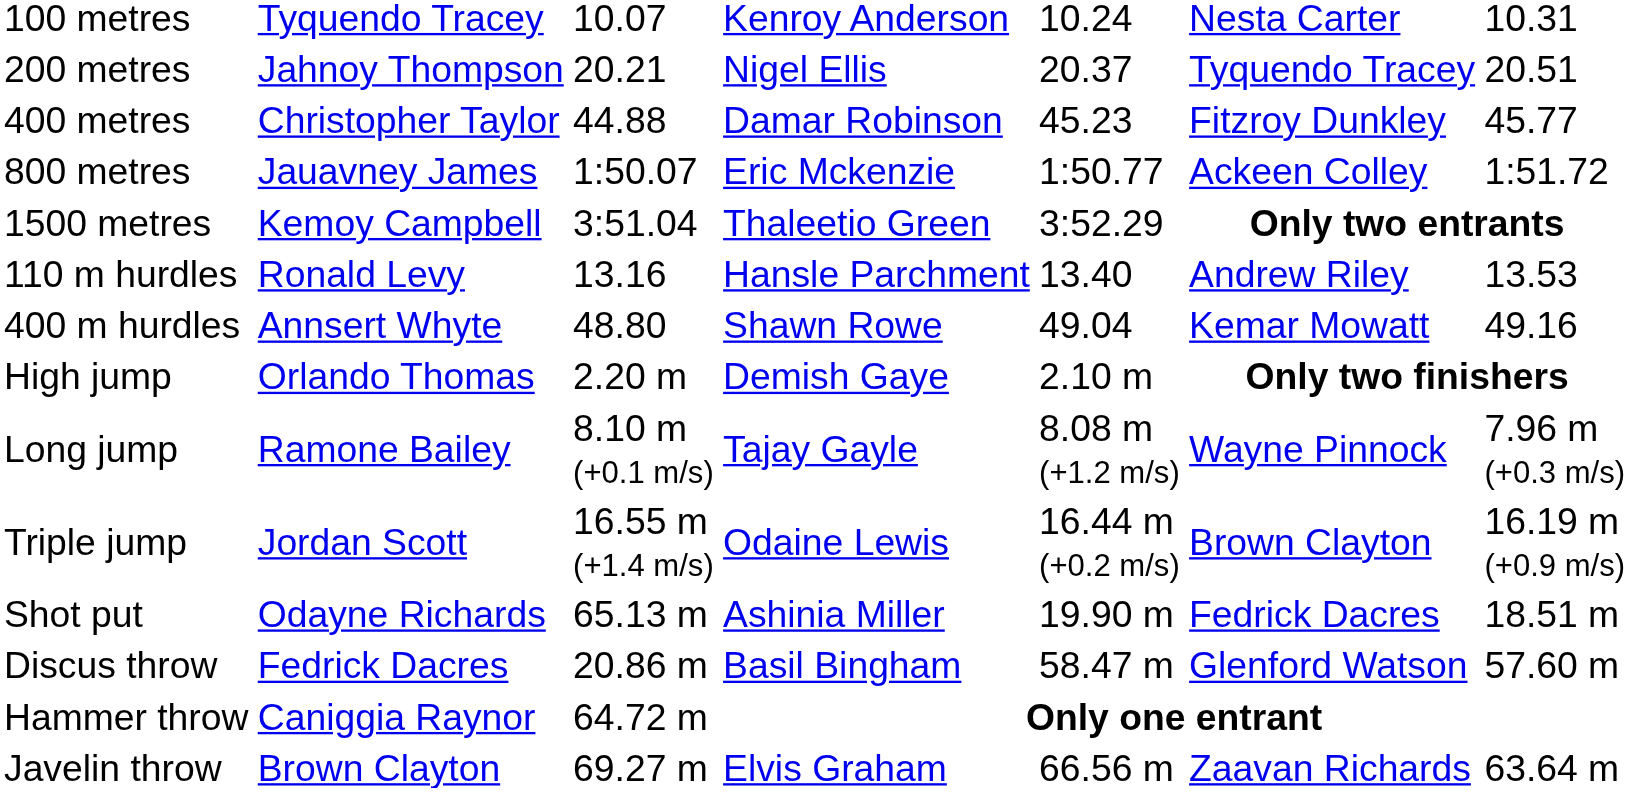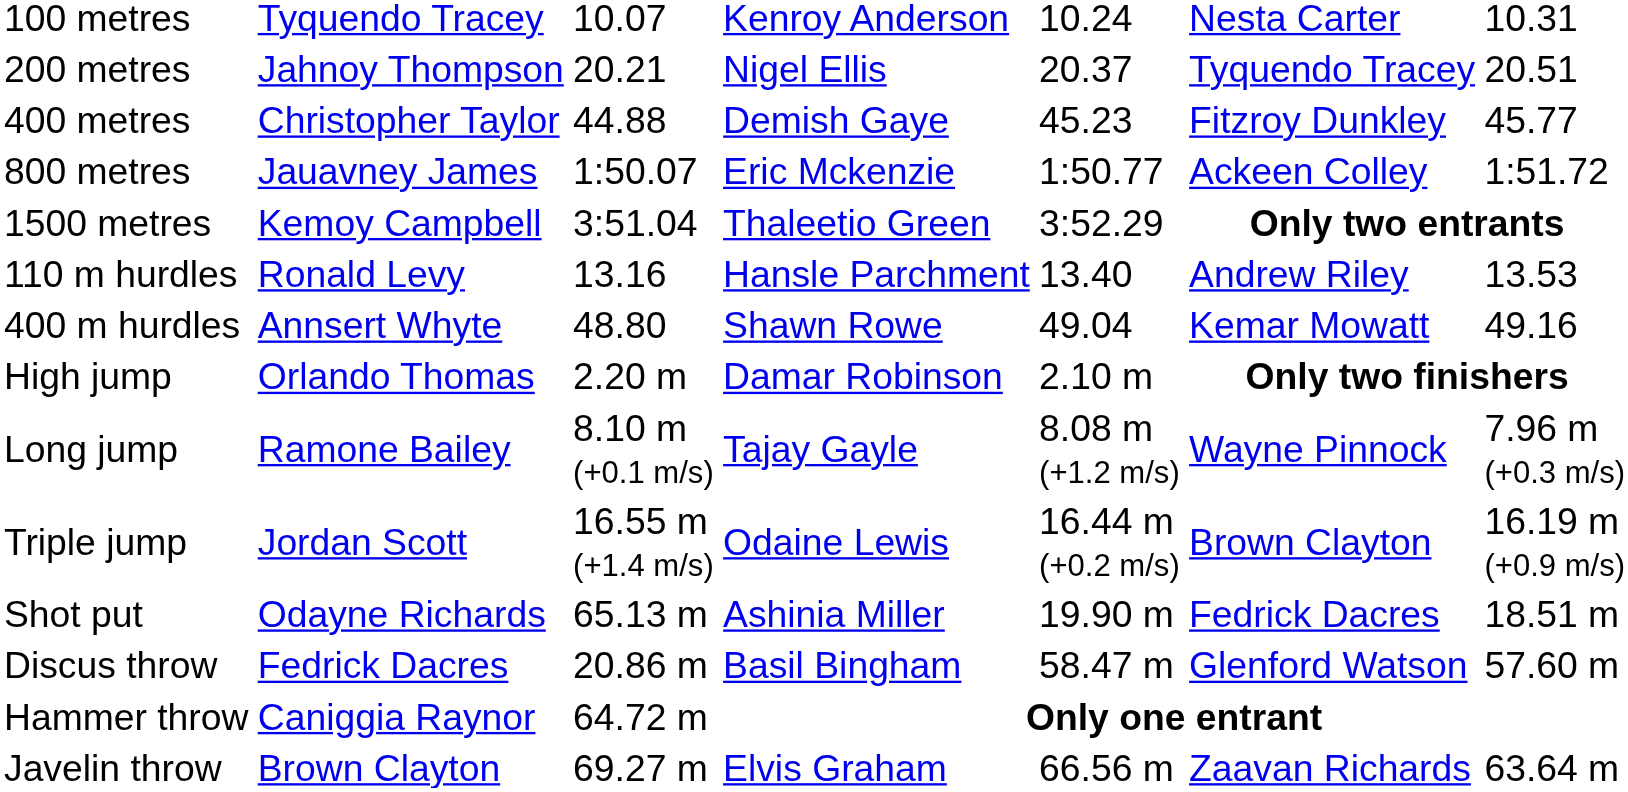(863, 120) Damar Robinson -> (836, 120) Demish Gaye
(836, 377) Demish Gaye -> (863, 377) Damar Robinson
